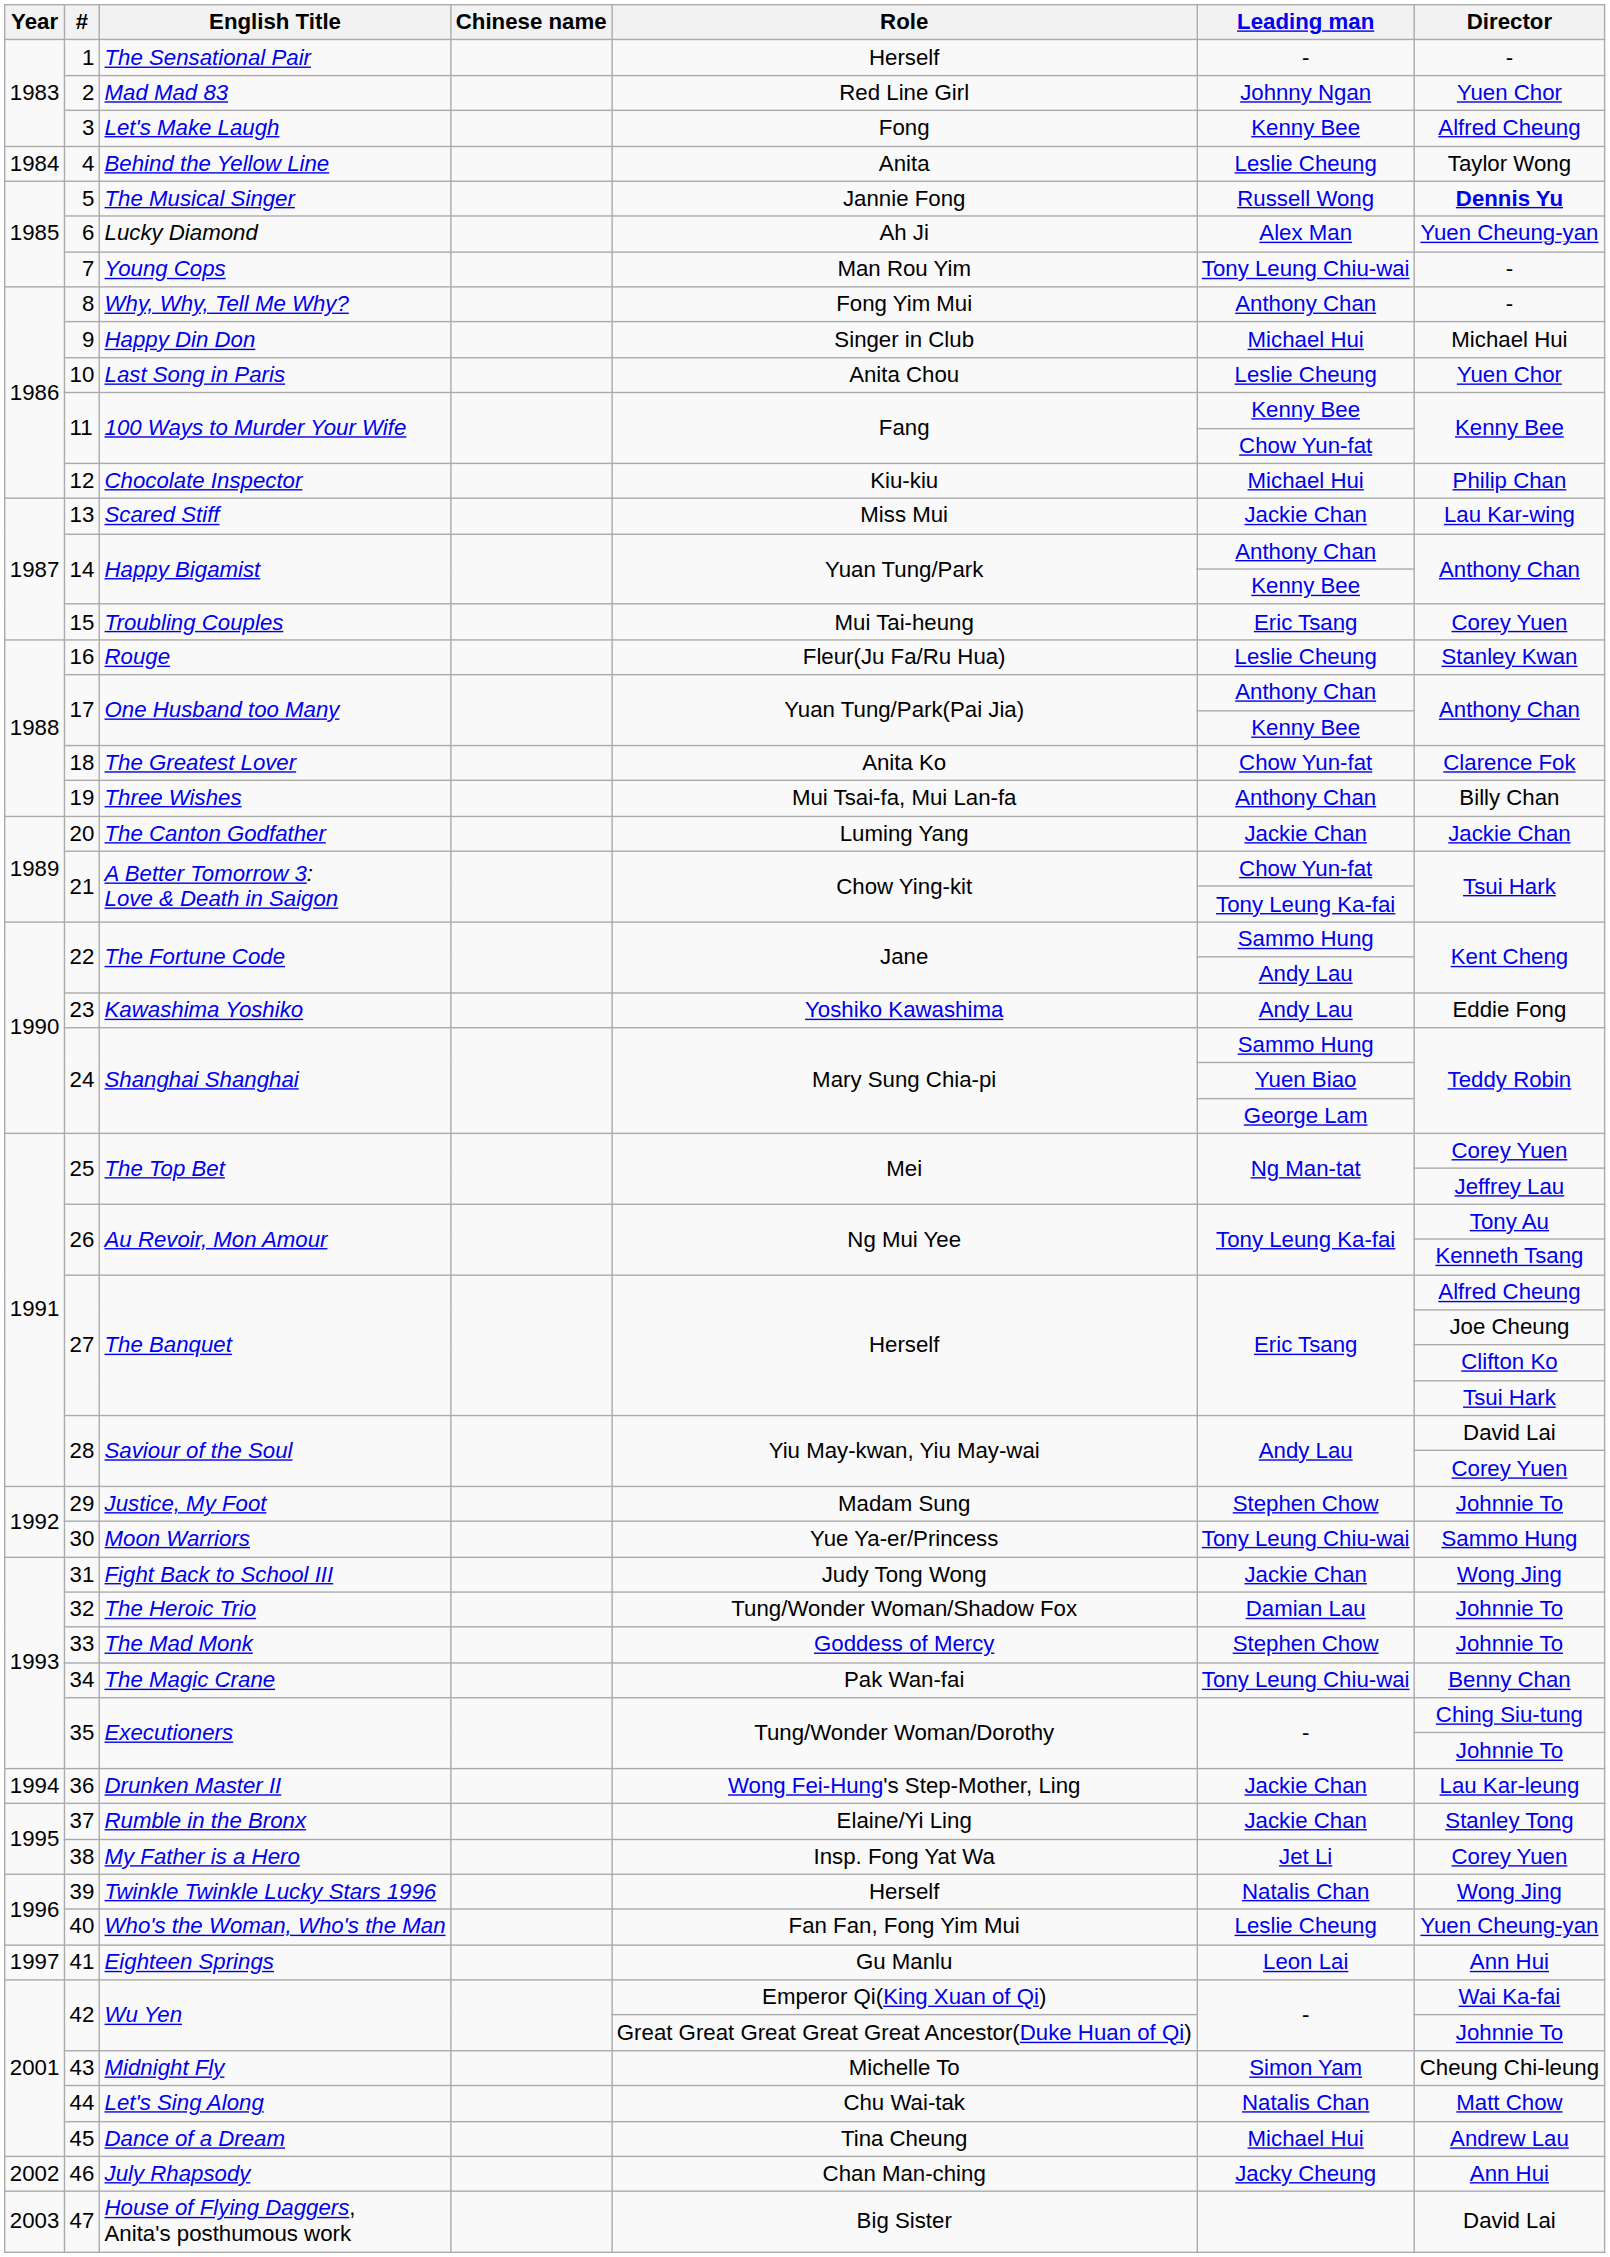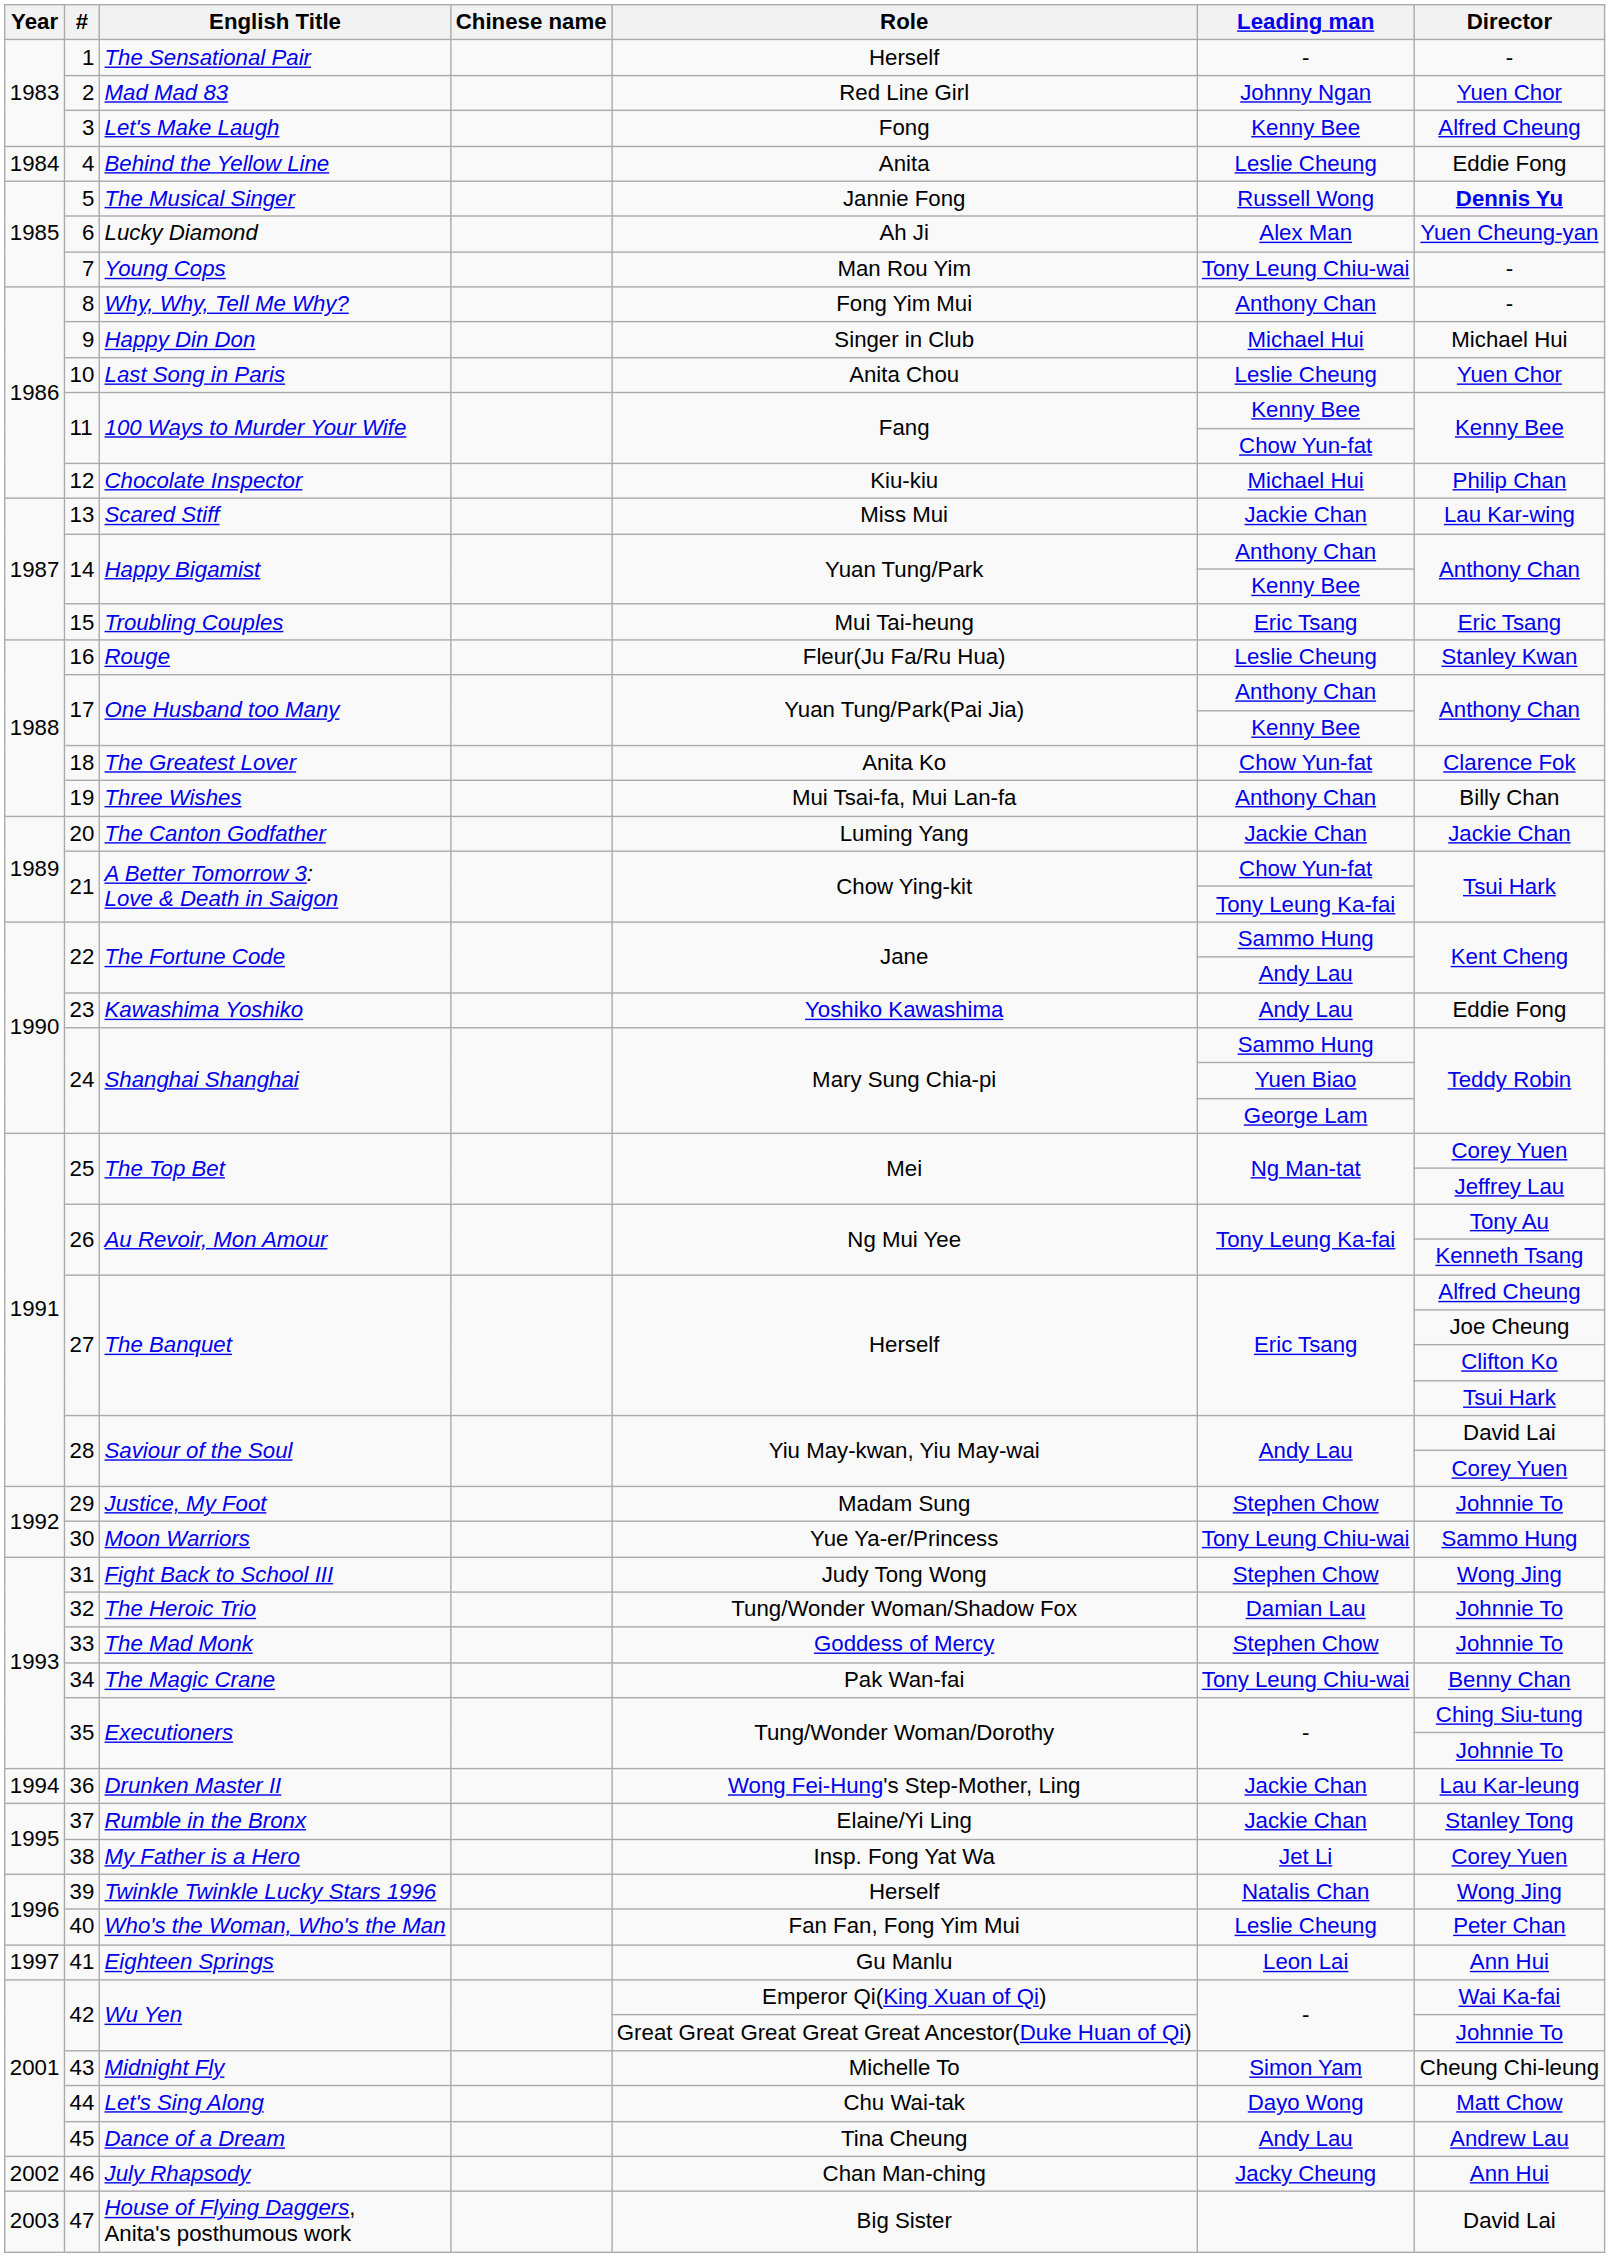(1509, 163) Taylor Wong -> (1509, 163) Eddie Fong
(1509, 621) Corey Yuen -> (1509, 621) Eric Tsang
(1306, 1574) Jackie Chan -> (1306, 1574) Stephen Chow
(1509, 1926) Yuen Cheung-yan -> (1509, 1926) Peter Chan
(1306, 2103) Natalis Chan -> (1306, 2103) Dayo Wong
(1306, 2138) Michael Hui -> (1306, 2138) Andy Lau
